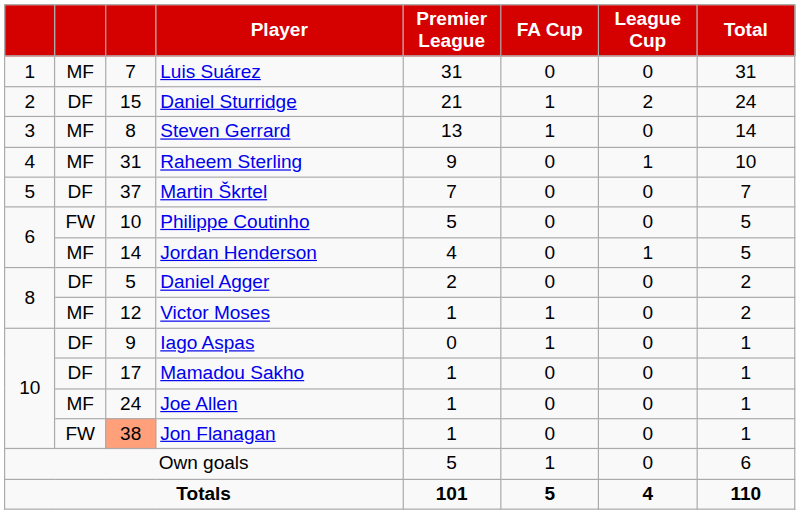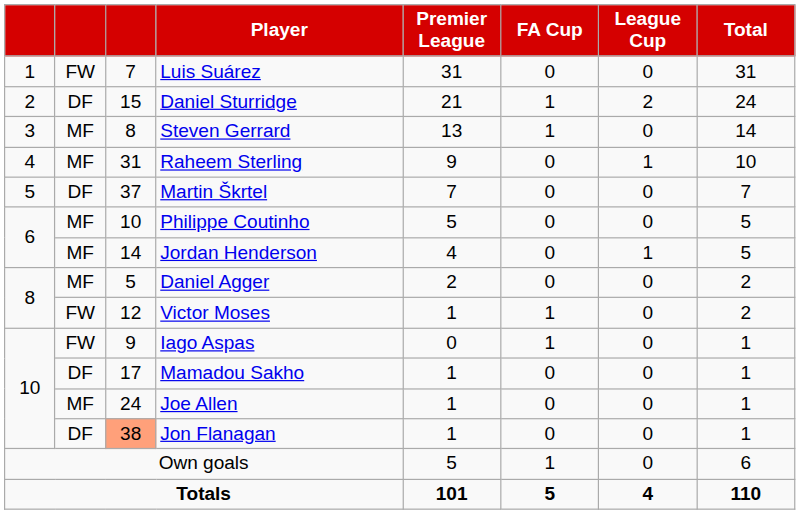(80, 71) MF -> (80, 71) FW
(80, 222) FW -> (80, 222) MF
(80, 282) DF -> (80, 282) MF
(80, 312) MF -> (80, 312) FW
(80, 342) DF -> (80, 342) FW
(80, 433) FW -> (80, 433) DF
